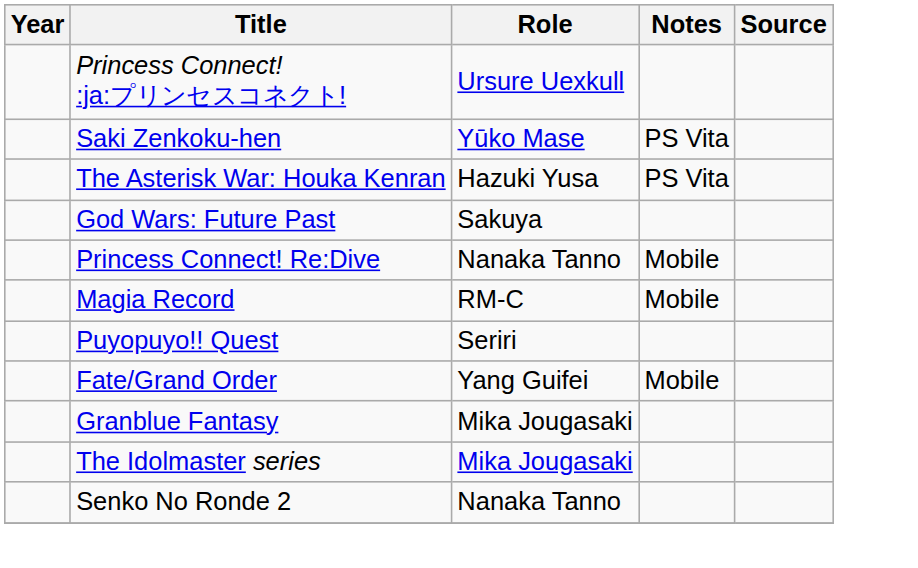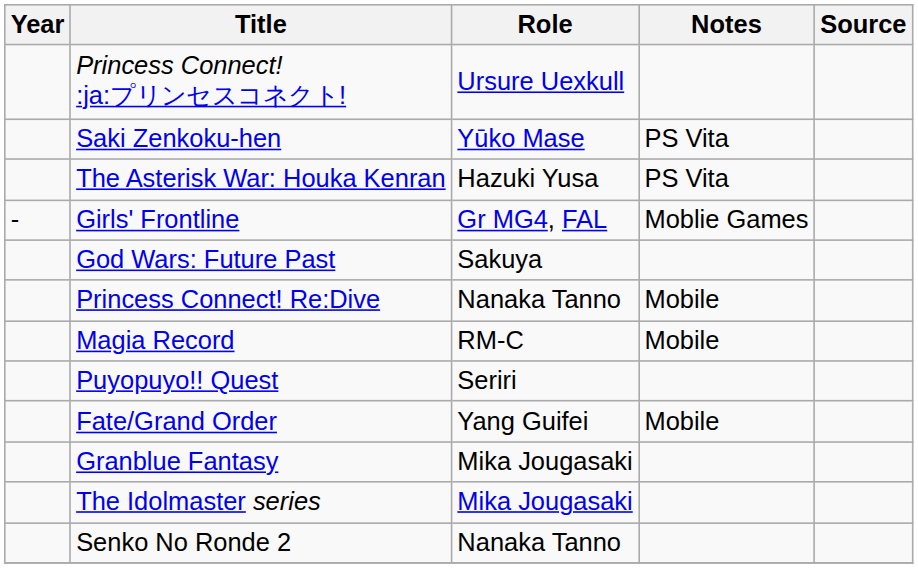+ row: (158, 219)
